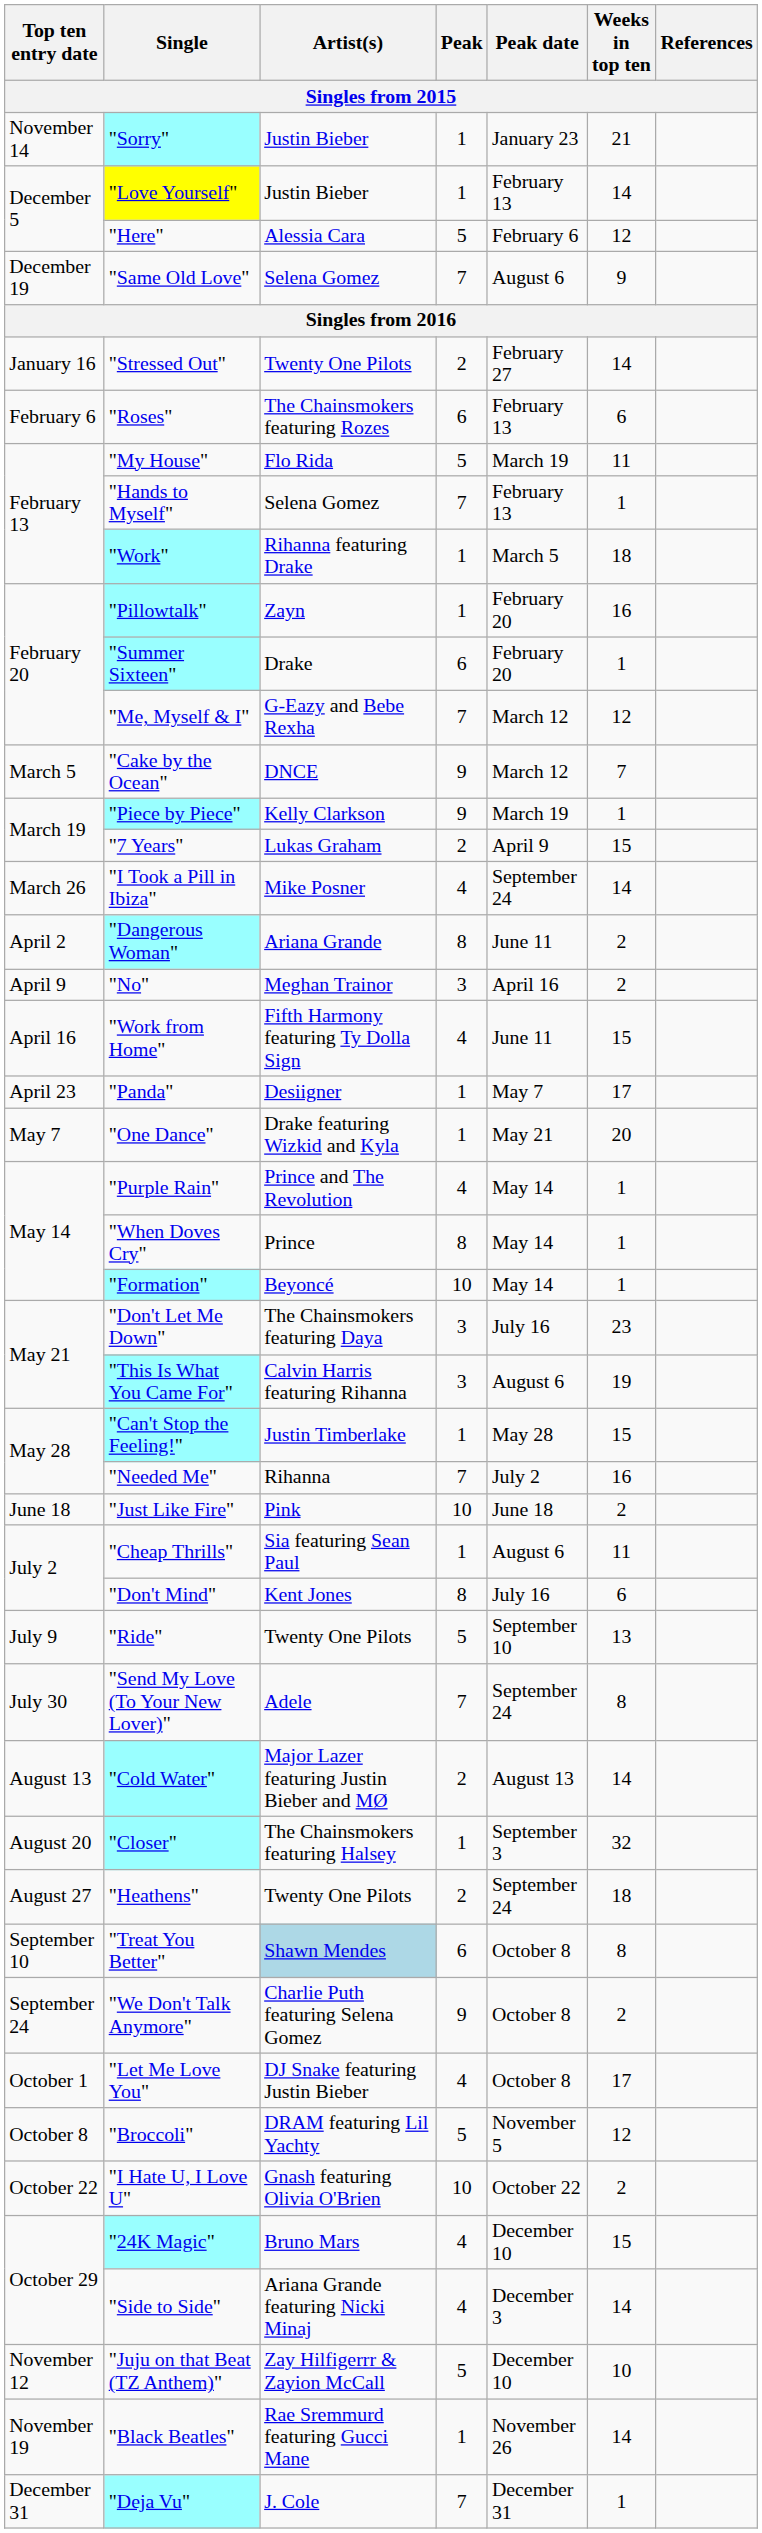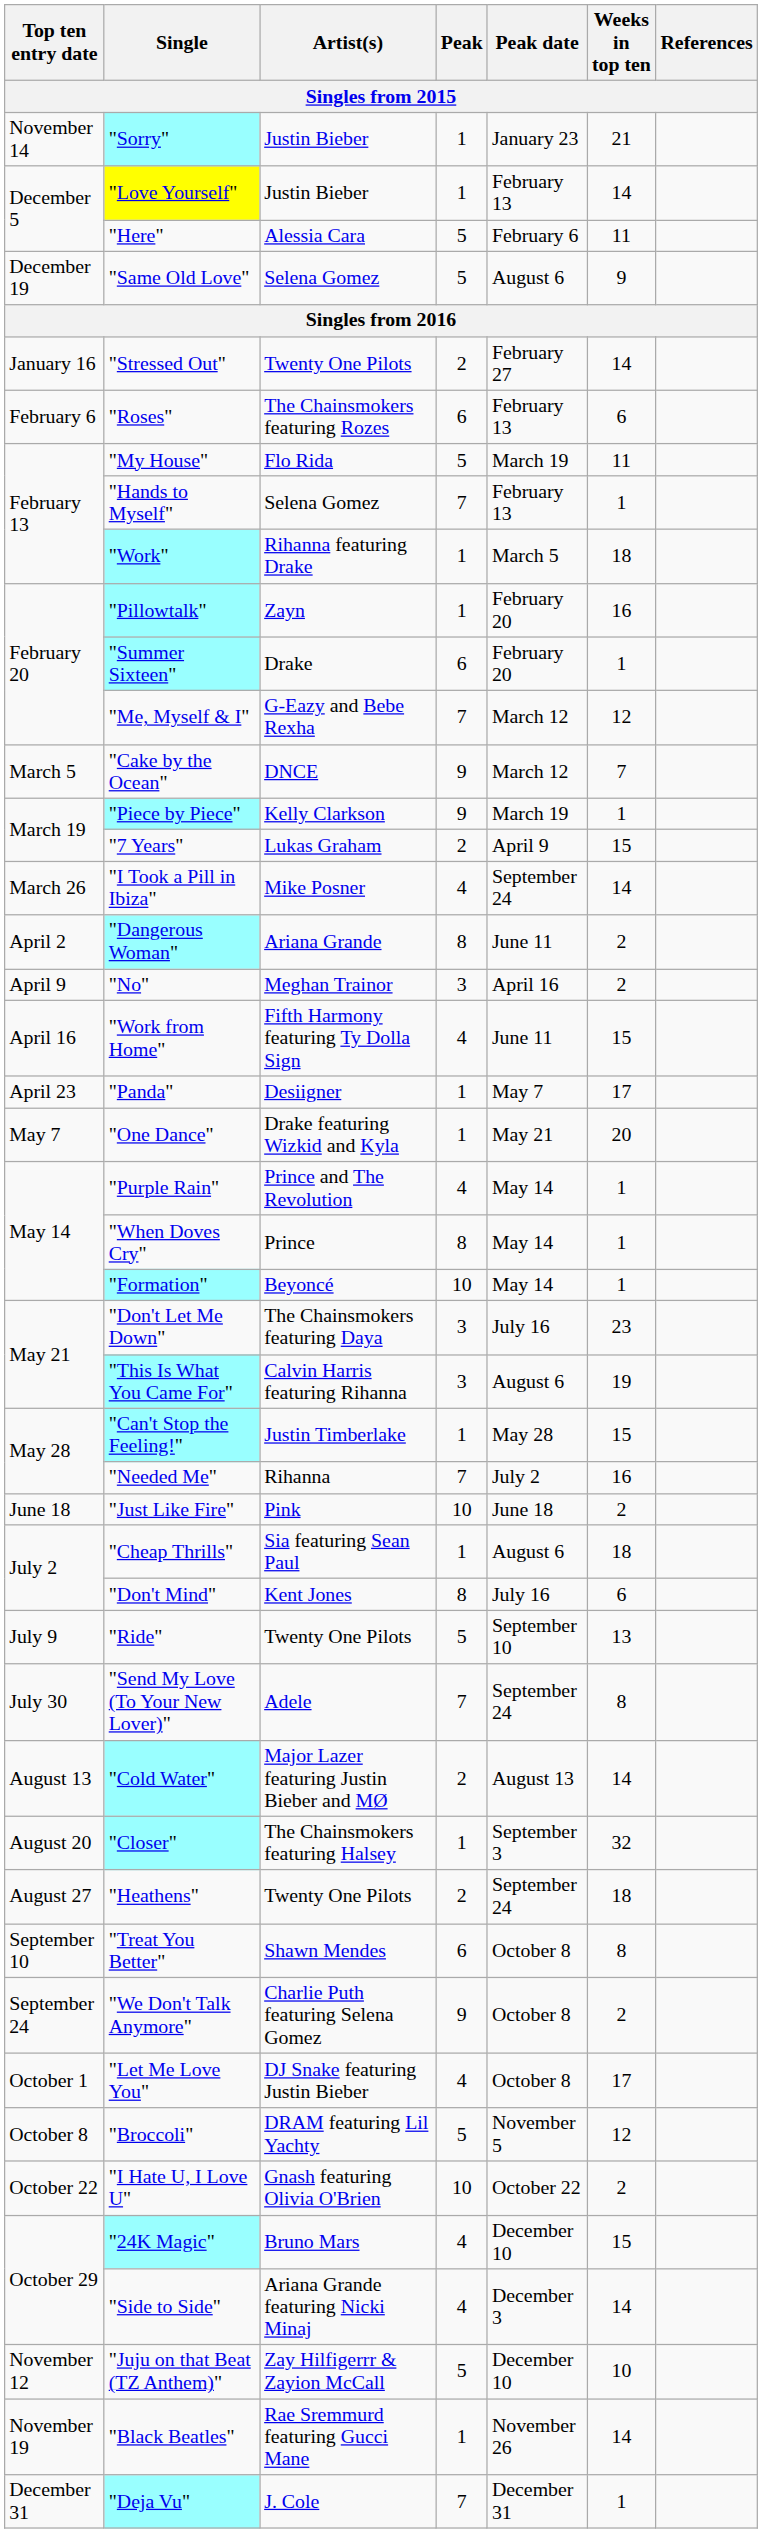(621, 235) 12 -> (621, 235) 11
(462, 277) 7 -> (462, 277) 5
(621, 1551) 11 -> (621, 1551) 18
(325, 1950) lightblue background -> (325, 1950) no background
